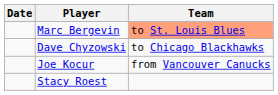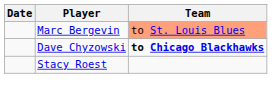(198, 47) normal -> (198, 47) bold
- row: (66, 64)
